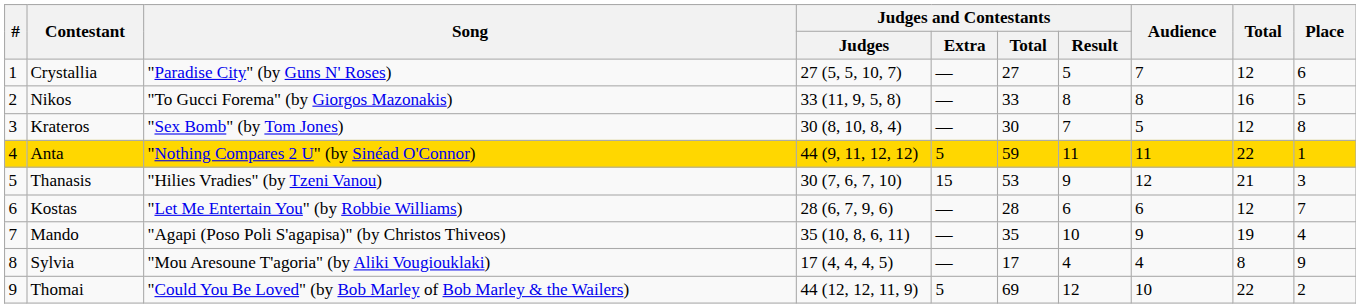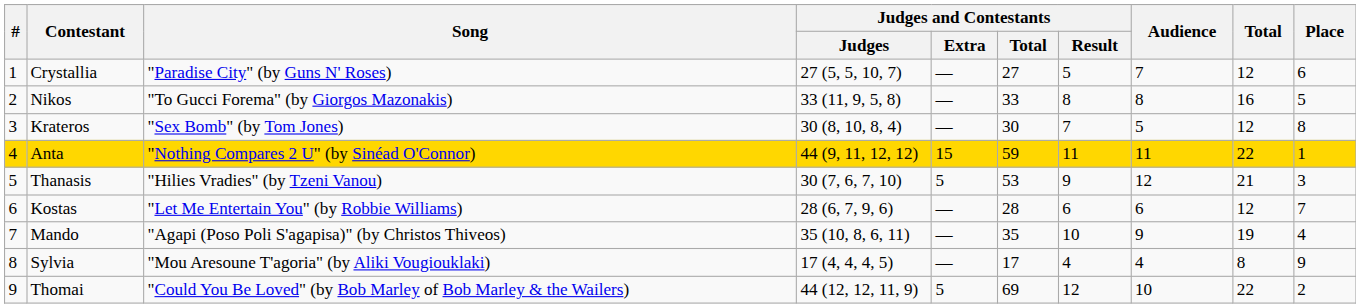(940, 153) 5 -> (944, 153) 15
(944, 180) 15 -> (940, 180) 5
